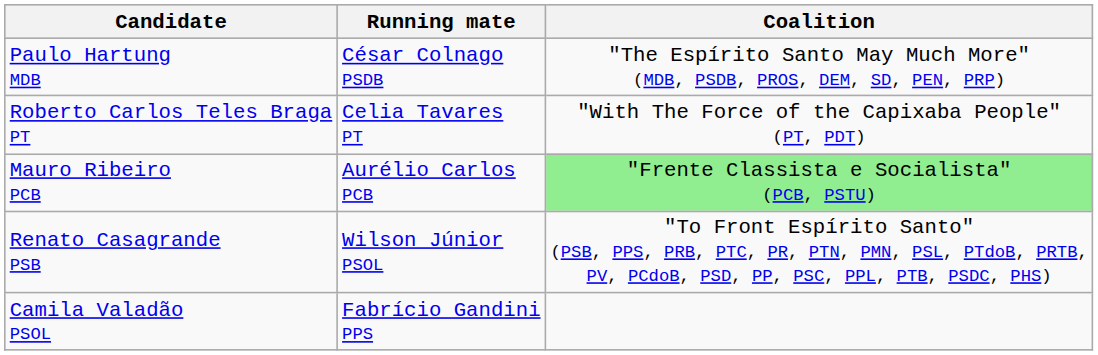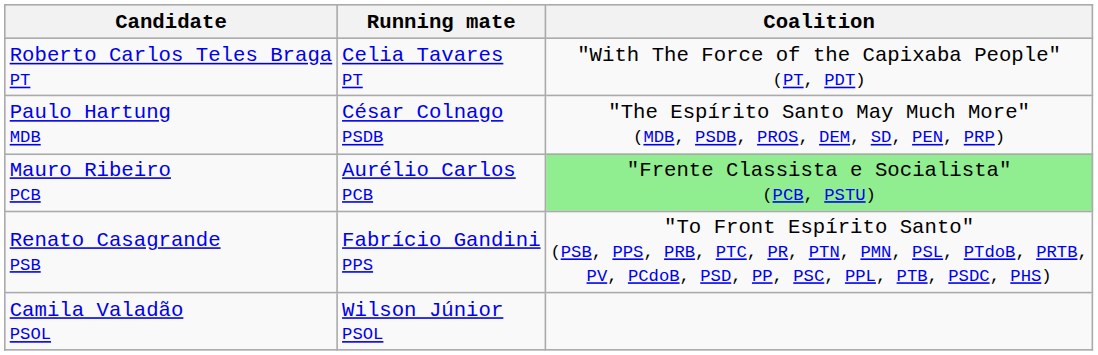rows swapped: (171, 124) <-> (90, 66)
(423, 251) Wilson Júnior PSOL -> (441, 251) Fabrício Gandini PPS
(441, 320) Fabrício Gandini PPS -> (423, 320) Wilson Júnior PSOL
